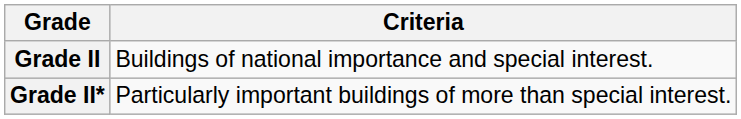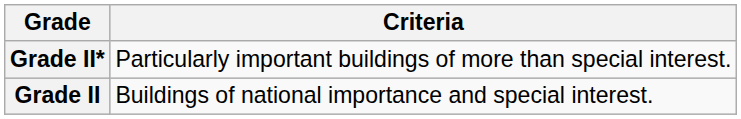rows swapped: (57, 95) <-> (57, 59)
